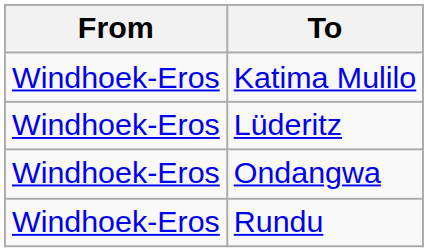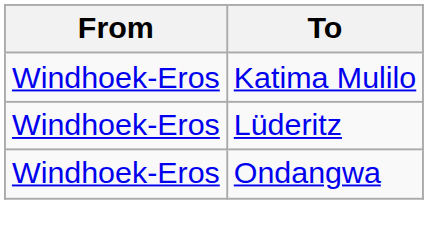- row: (279, 221)
